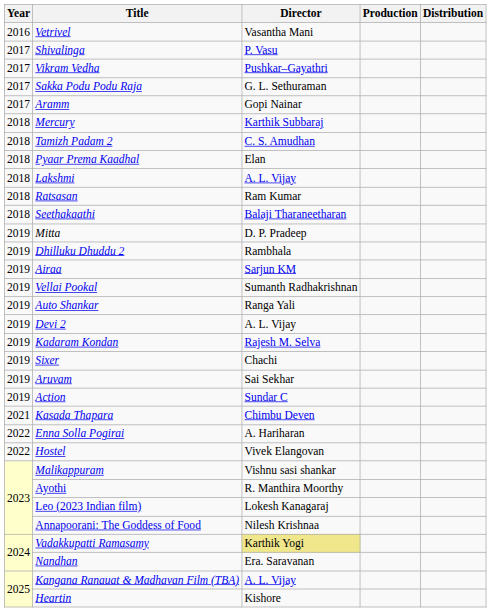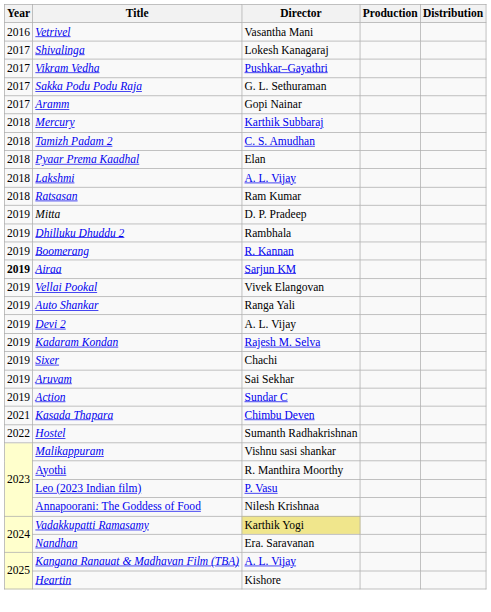(261, 50) P. Vasu -> (287, 50) Lokesh Kanagaraj
- row: (65, 214)
+ row: (62, 251)
(19, 269) normal -> (19, 269) bold
(301, 287) Sumanth Radhakrishnan -> (284, 287) Vivek Elangovan
- row: (80, 433)
(284, 452) Vivek Elangovan -> (301, 433) Sumanth Radhakrishnan
(287, 506) Lokesh Kanagaraj -> (261, 488) P. Vasu
